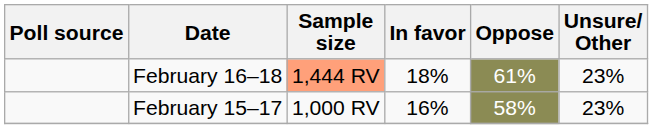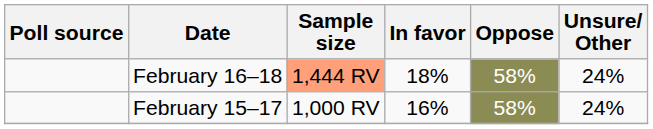(515, 75) 61% -> (515, 75) 58%
(603, 75) 23% -> (603, 75) 24%
(603, 108) 23% -> (603, 108) 24%
